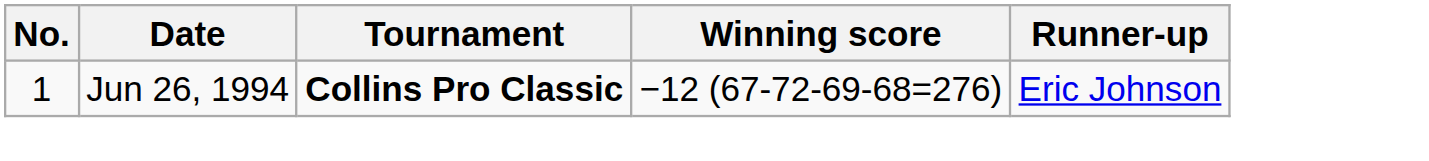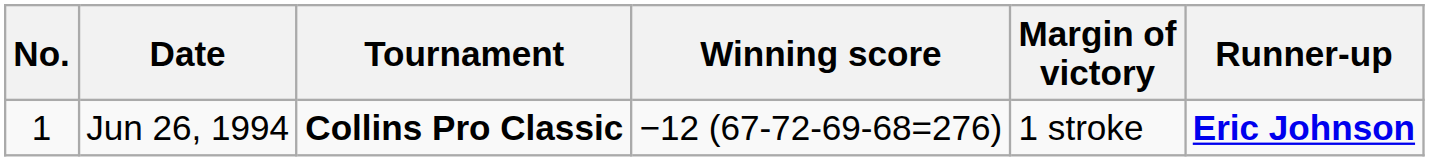+ column: (1098, 53)
(1120, 89) normal -> (1304, 128) bold
